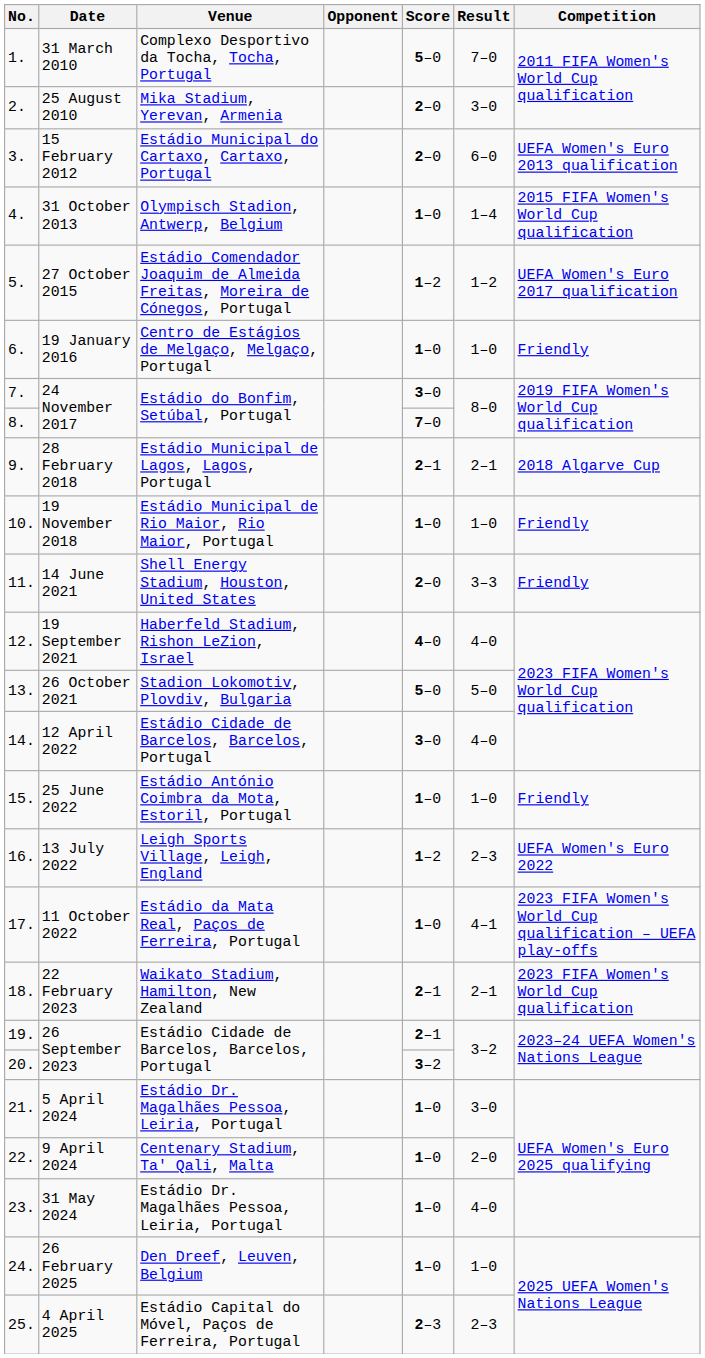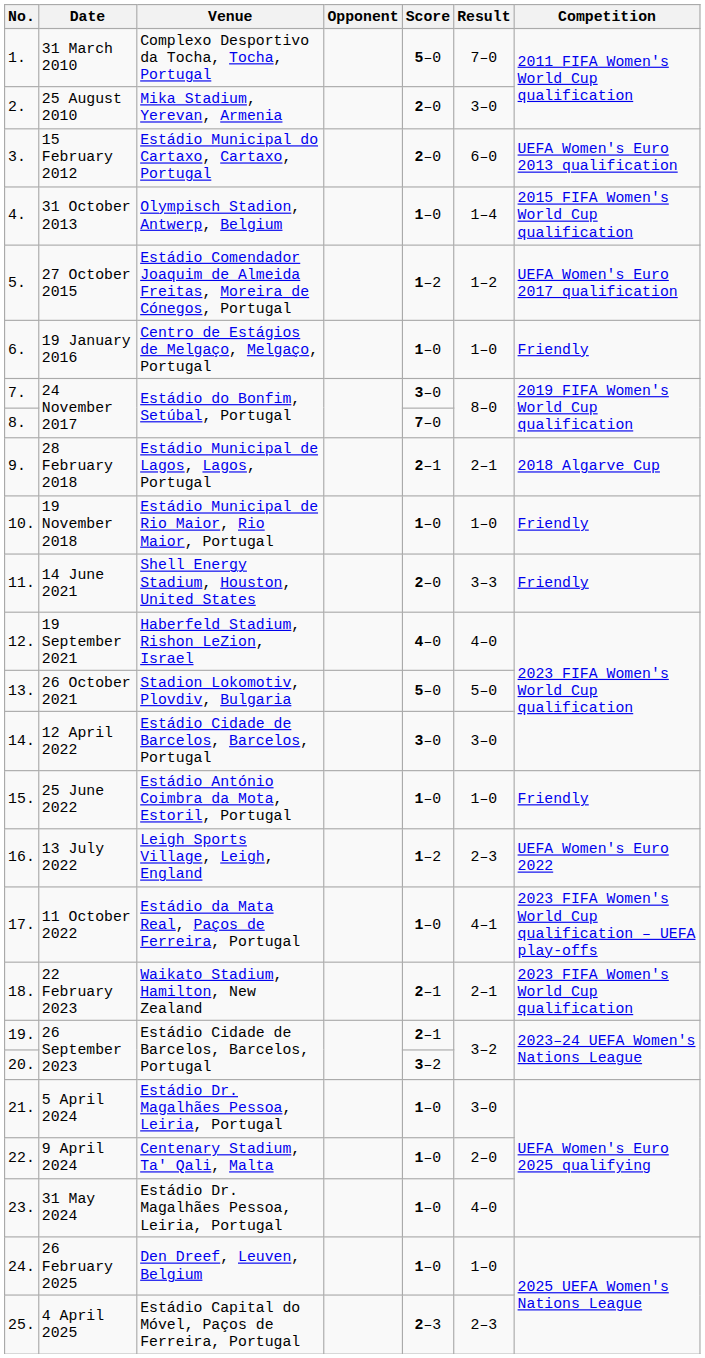(484, 741) 4–0 -> (484, 741) 3–0
